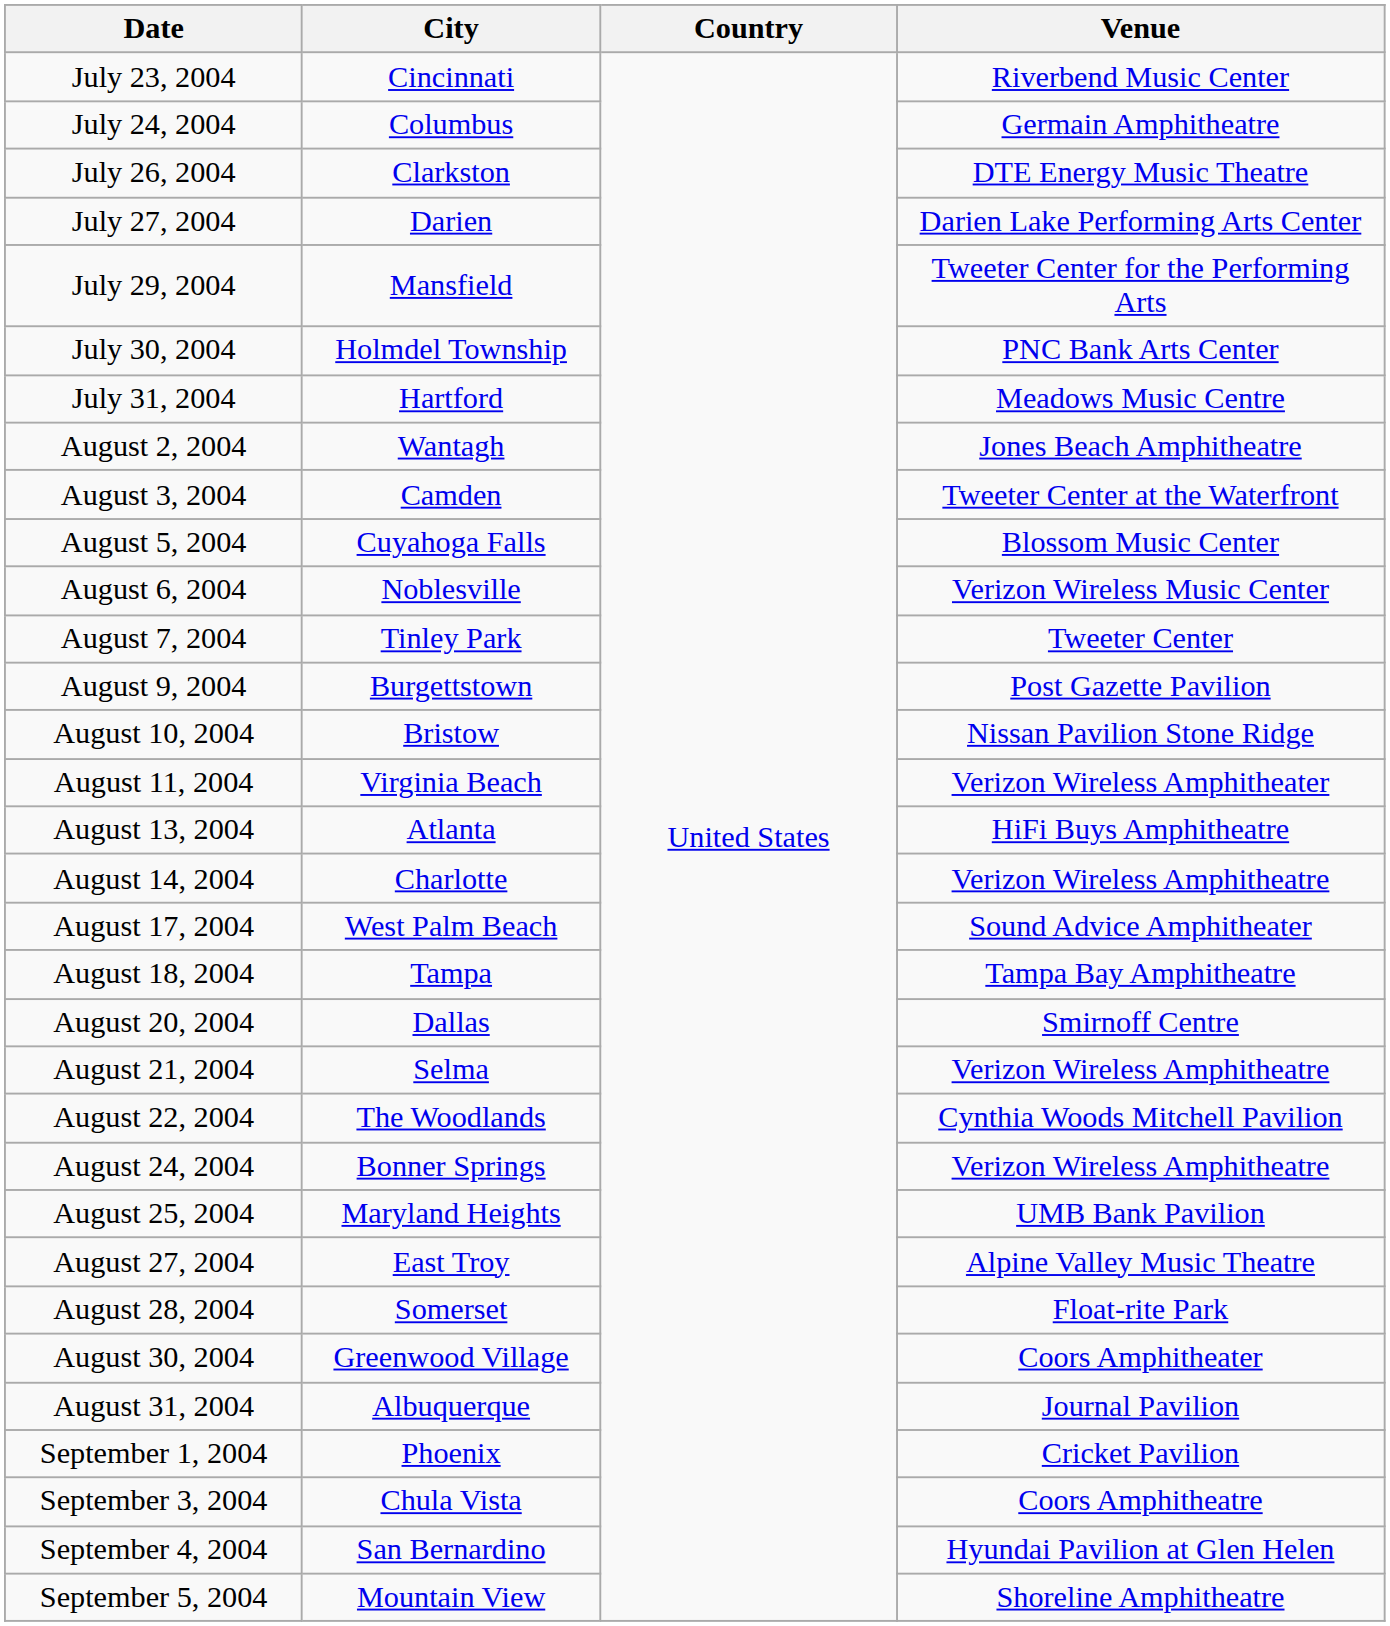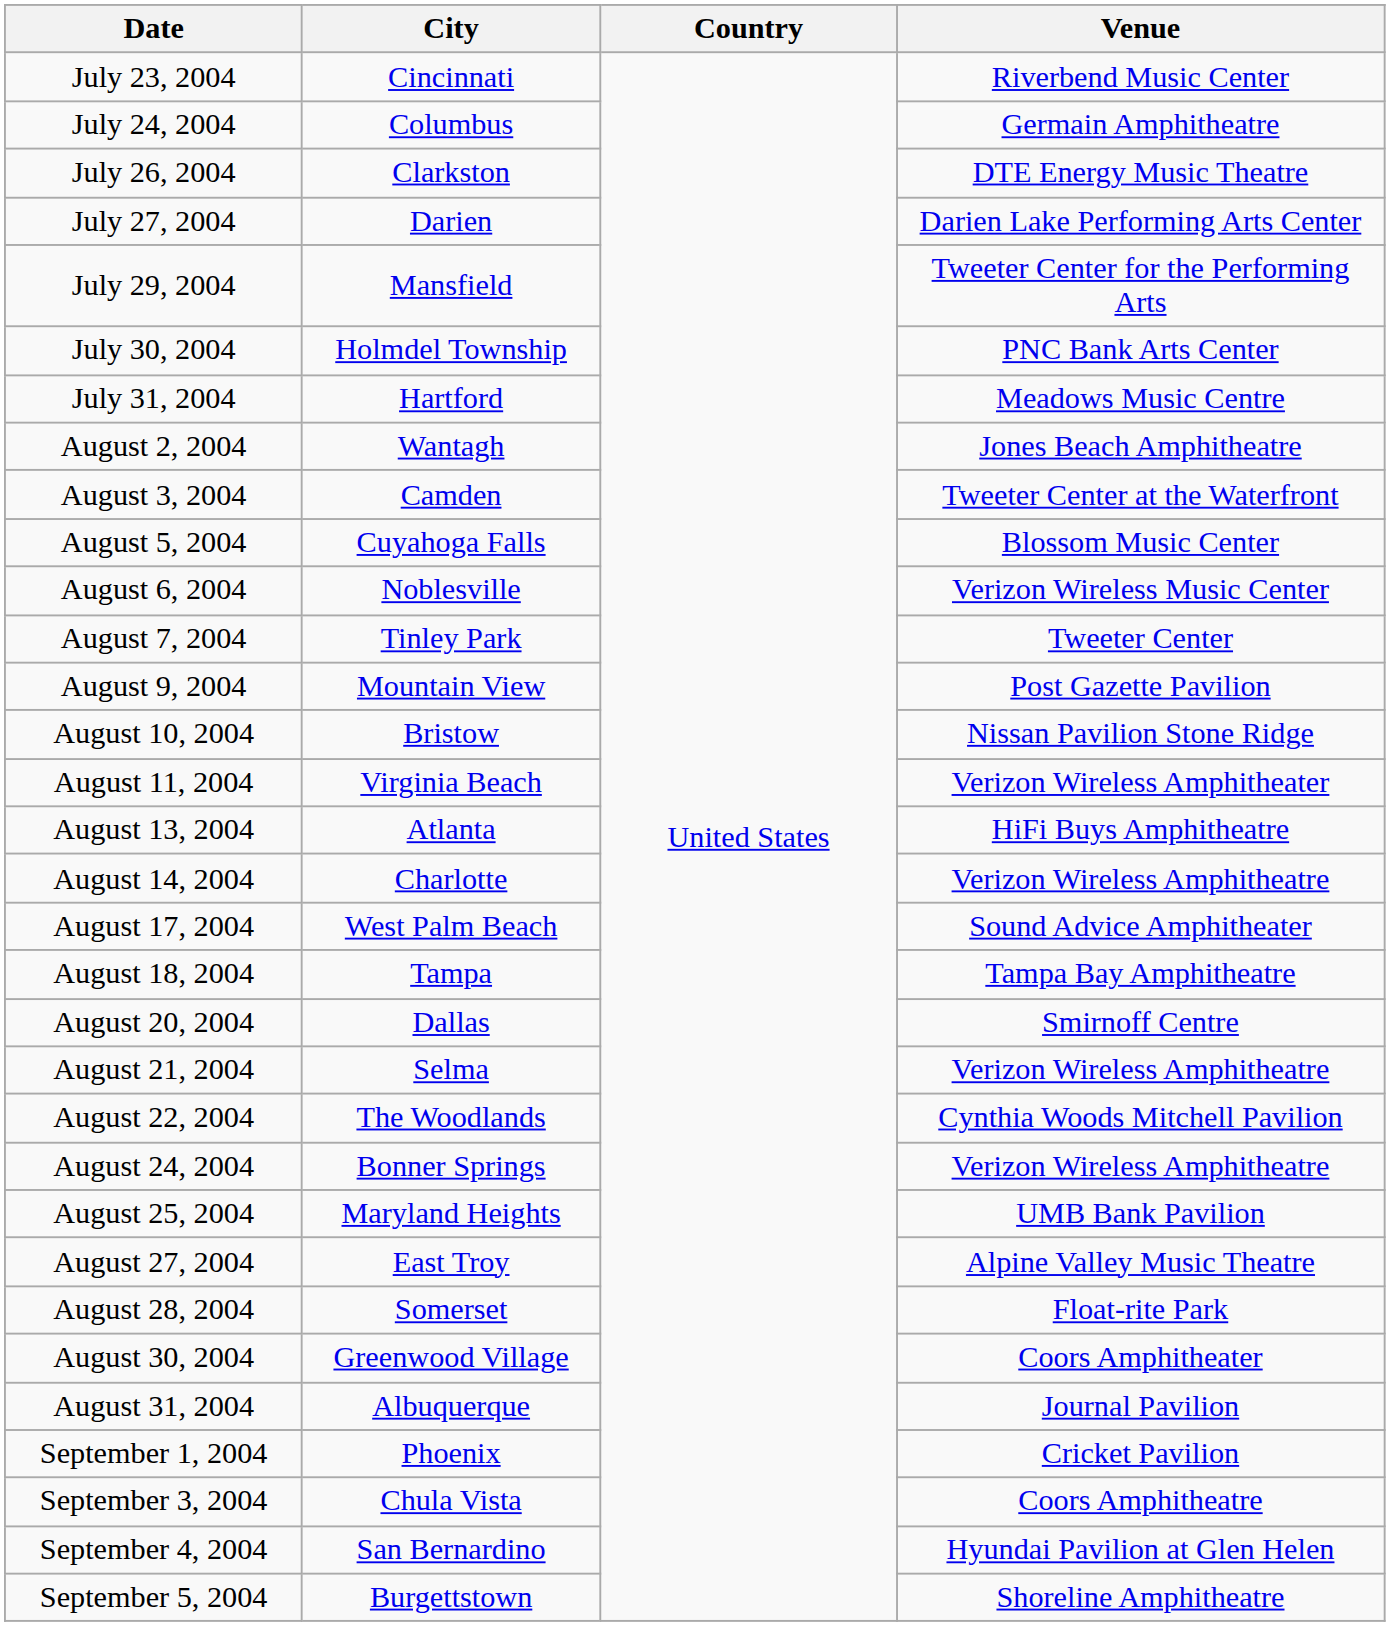(451, 685) Burgettstown -> (451, 685) Mountain View
(451, 1597) Mountain View -> (451, 1597) Burgettstown
